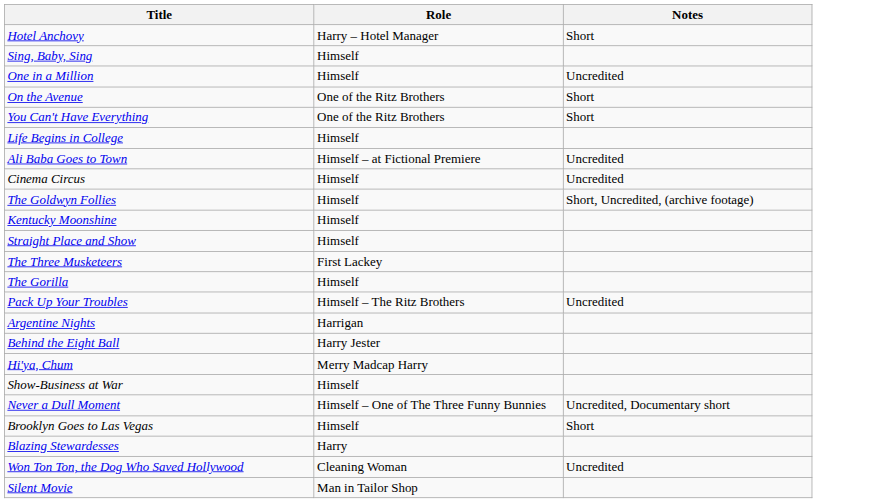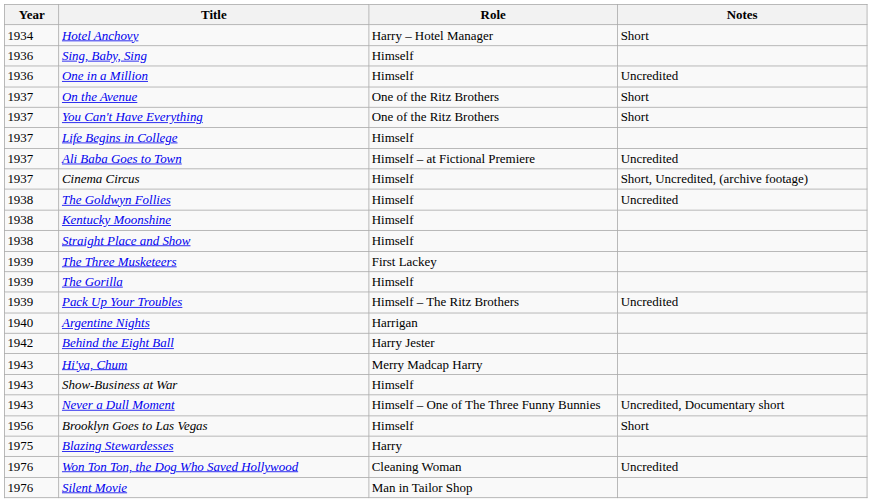+ column: (32, 14)
(595, 179) Uncredited -> (714, 179) Short, Uncredited, (archive footage)
(660, 199) Short, Uncredited, (archive footage) -> (649, 199) Uncredited
